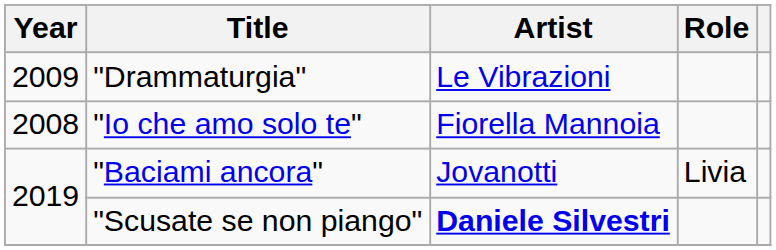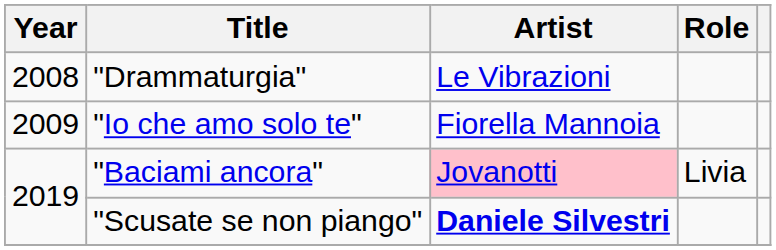(46, 76) 2009 -> (46, 76) 2008
(46, 124) 2008 -> (46, 124) 2009
(497, 172) no background -> (497, 172) pink background
